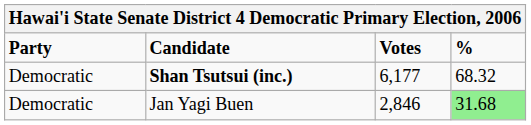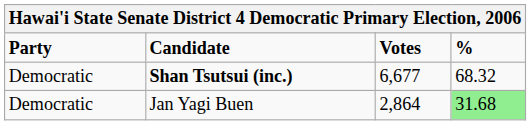(400, 76) 6,177 -> (400, 76) 6,677
(400, 104) 2,846 -> (400, 104) 2,864
